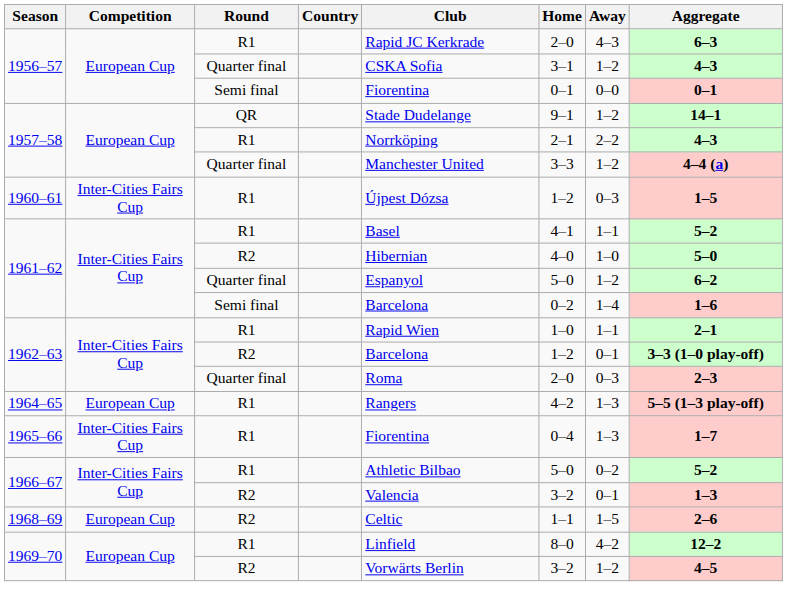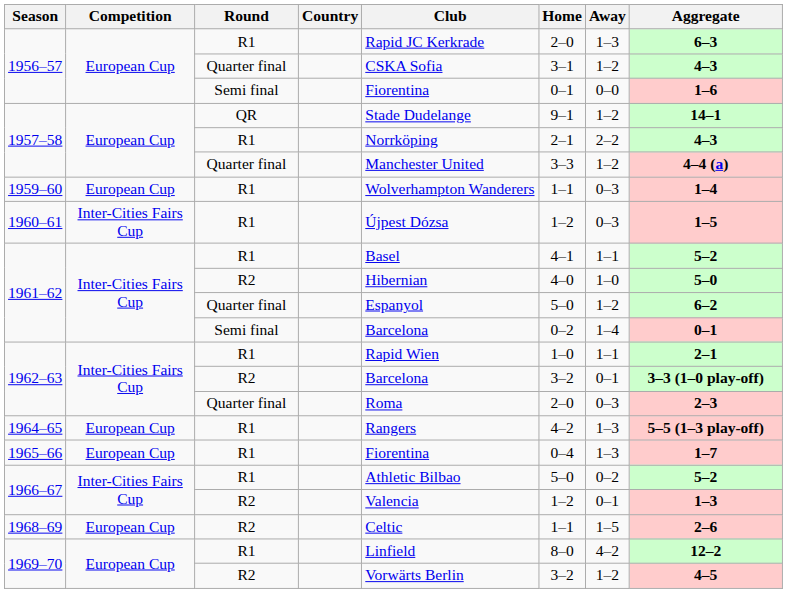(607, 41) 4–3 -> (607, 41) 1–3
(706, 90) 0–1 -> (706, 90) 1–6
+ row: (35, 189)
(706, 305) 1–6 -> (706, 329) 0–1
(562, 354) 1–2 -> (562, 378) 3–2
(130, 436) Inter-Cities Fairs Cup -> (130, 452) European Cup
(562, 494) 3–2 -> (562, 501) 1–2
